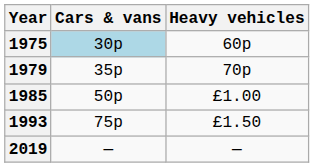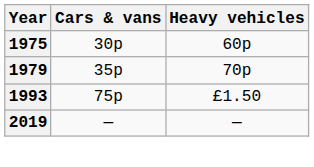(108, 44) lightblue background -> (108, 44) no background
- row: (28, 97)
